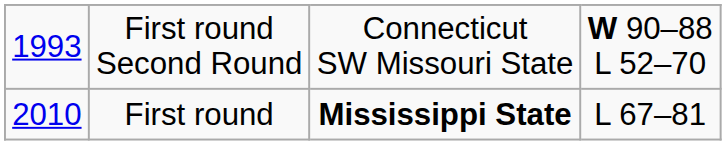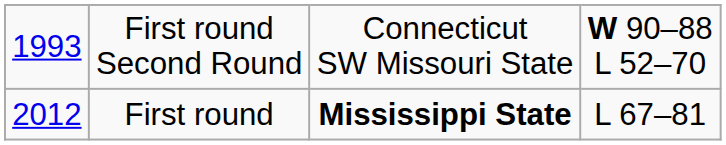(47, 113) 2010 -> (47, 113) 2012
